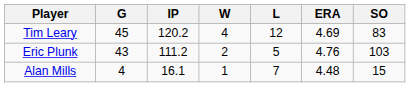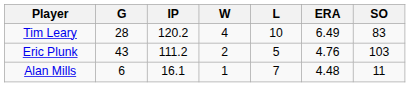(122, 33) 45 -> (122, 33) 28
(276, 33) 12 -> (276, 33) 10
(328, 33) 4.69 -> (328, 33) 6.49
(122, 71) 4 -> (122, 71) 6
(379, 71) 15 -> (379, 71) 11
